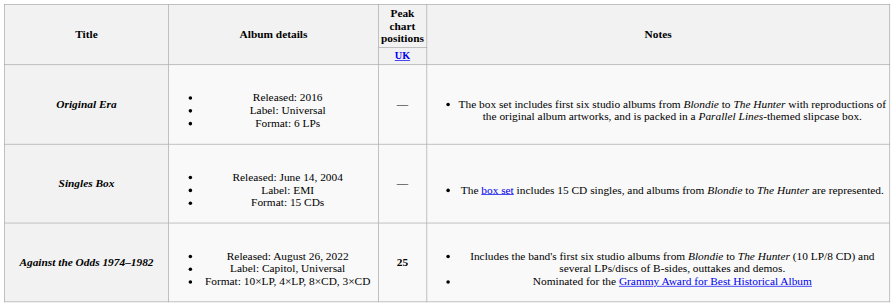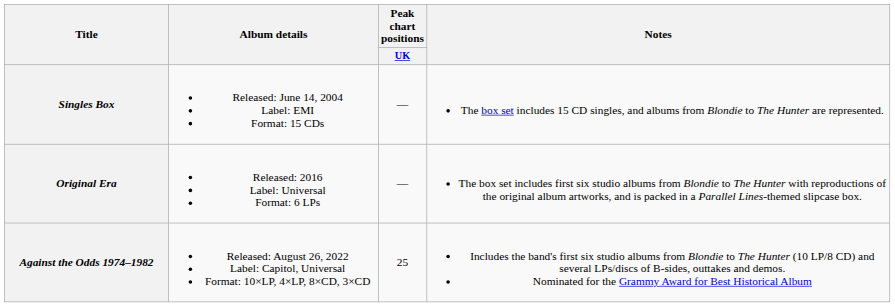rows swapped: (86, 183) <-> (86, 104)
(402, 262) bold -> (402, 262) normal
